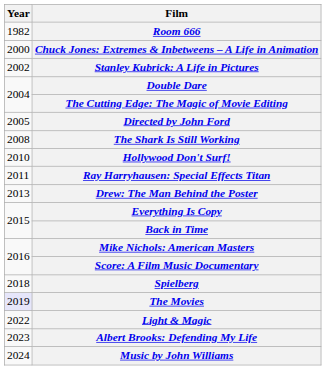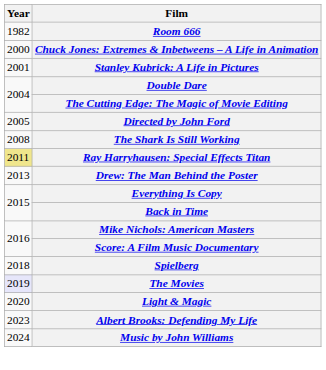(18, 67) 2002 -> (18, 67) 2001
- row: (177, 157)
(18, 175) no background -> (18, 157) khaki background
(18, 319) 2022 -> (18, 301) 2020
